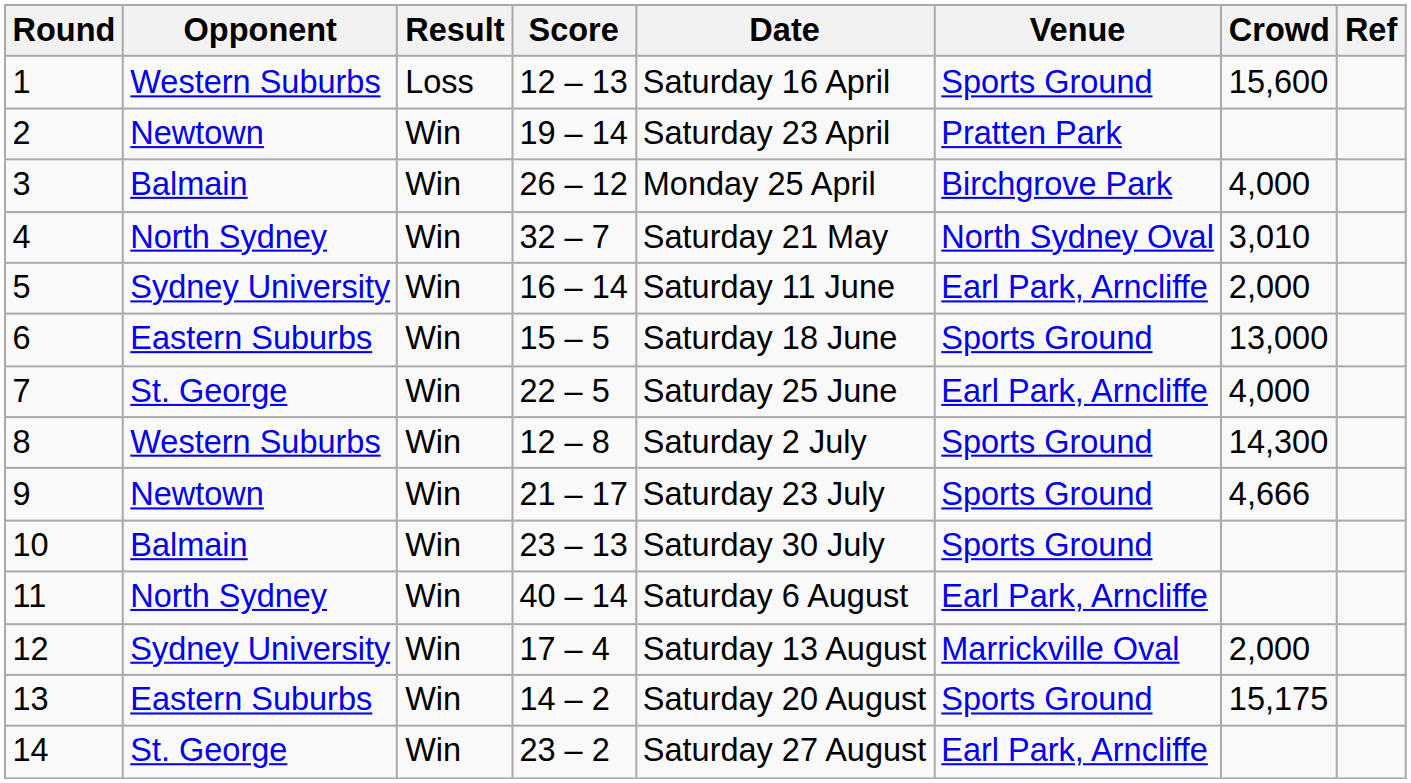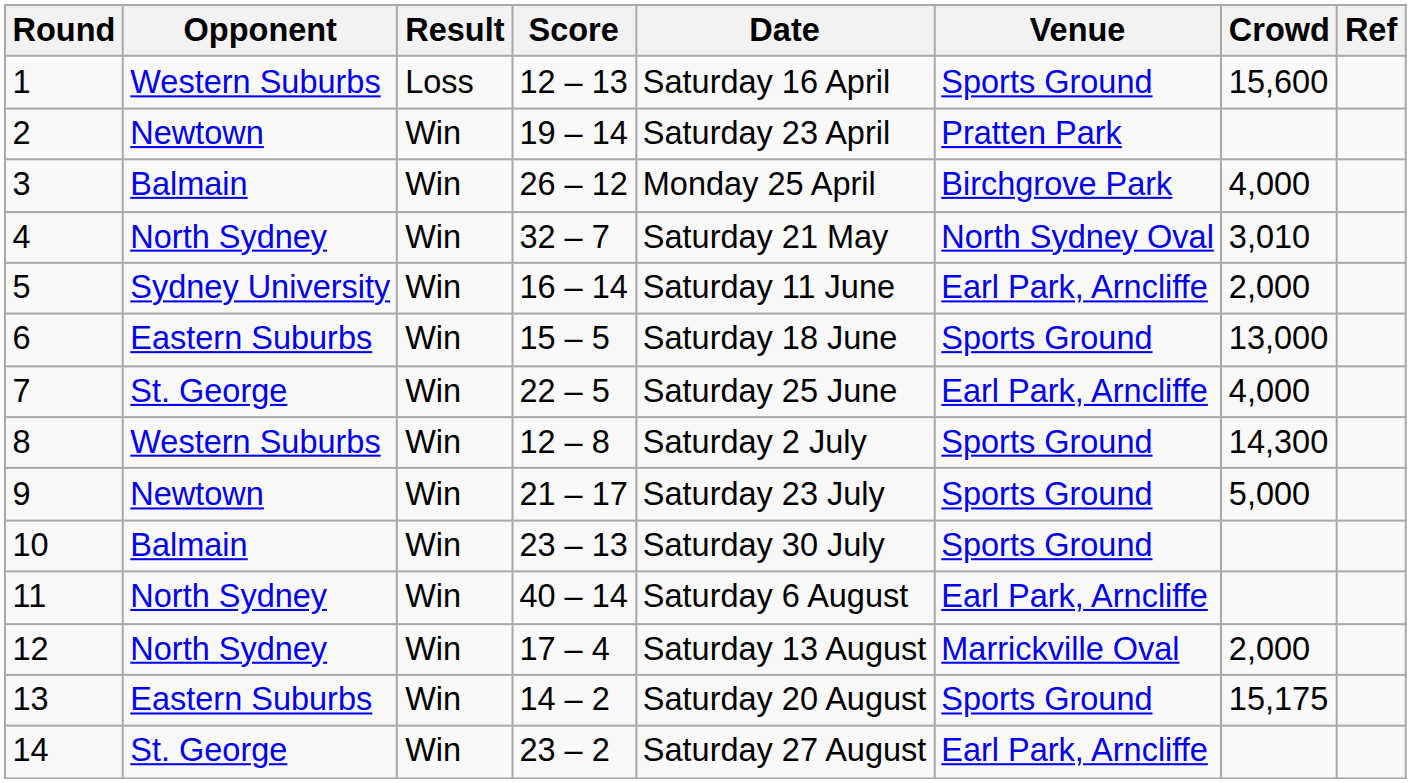(1269, 493) 4,666 -> (1269, 493) 5,000
(260, 648) Sydney University -> (229, 648) North Sydney
